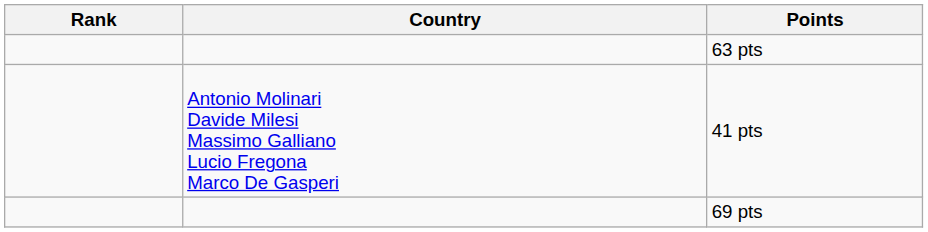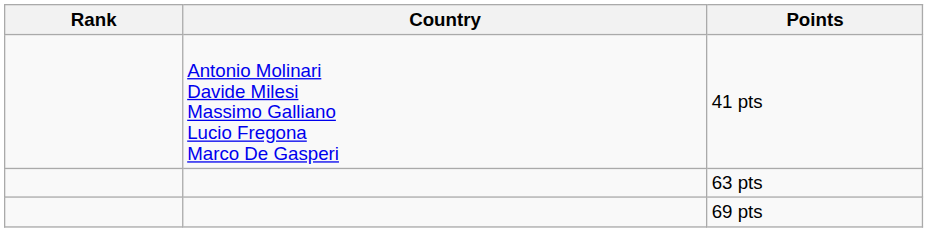rows swapped: (737, 131) <-> (737, 49)
